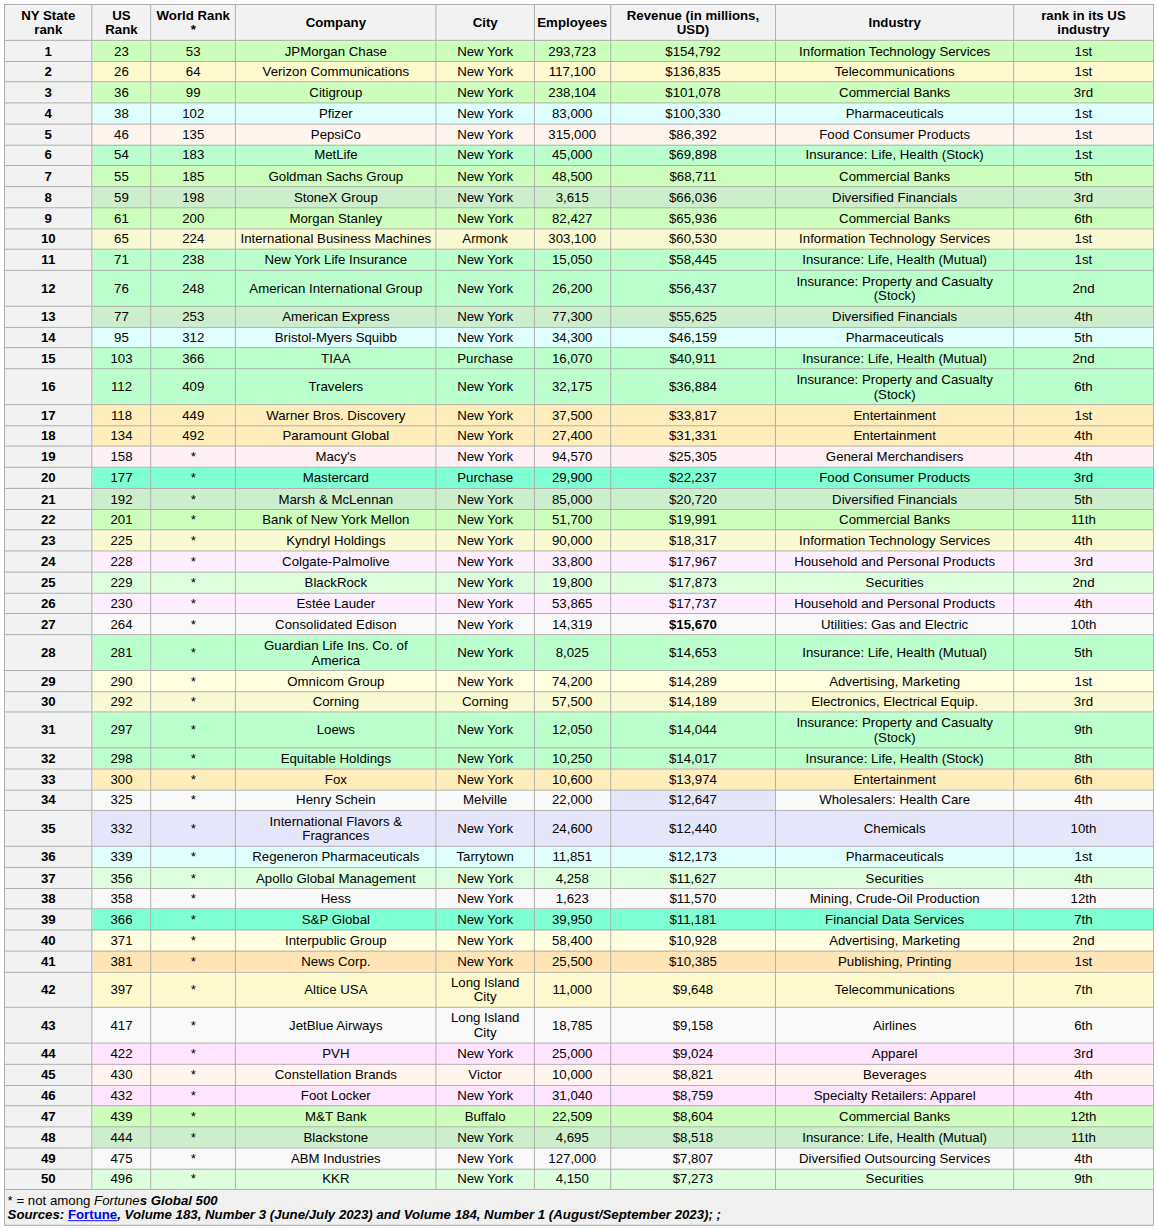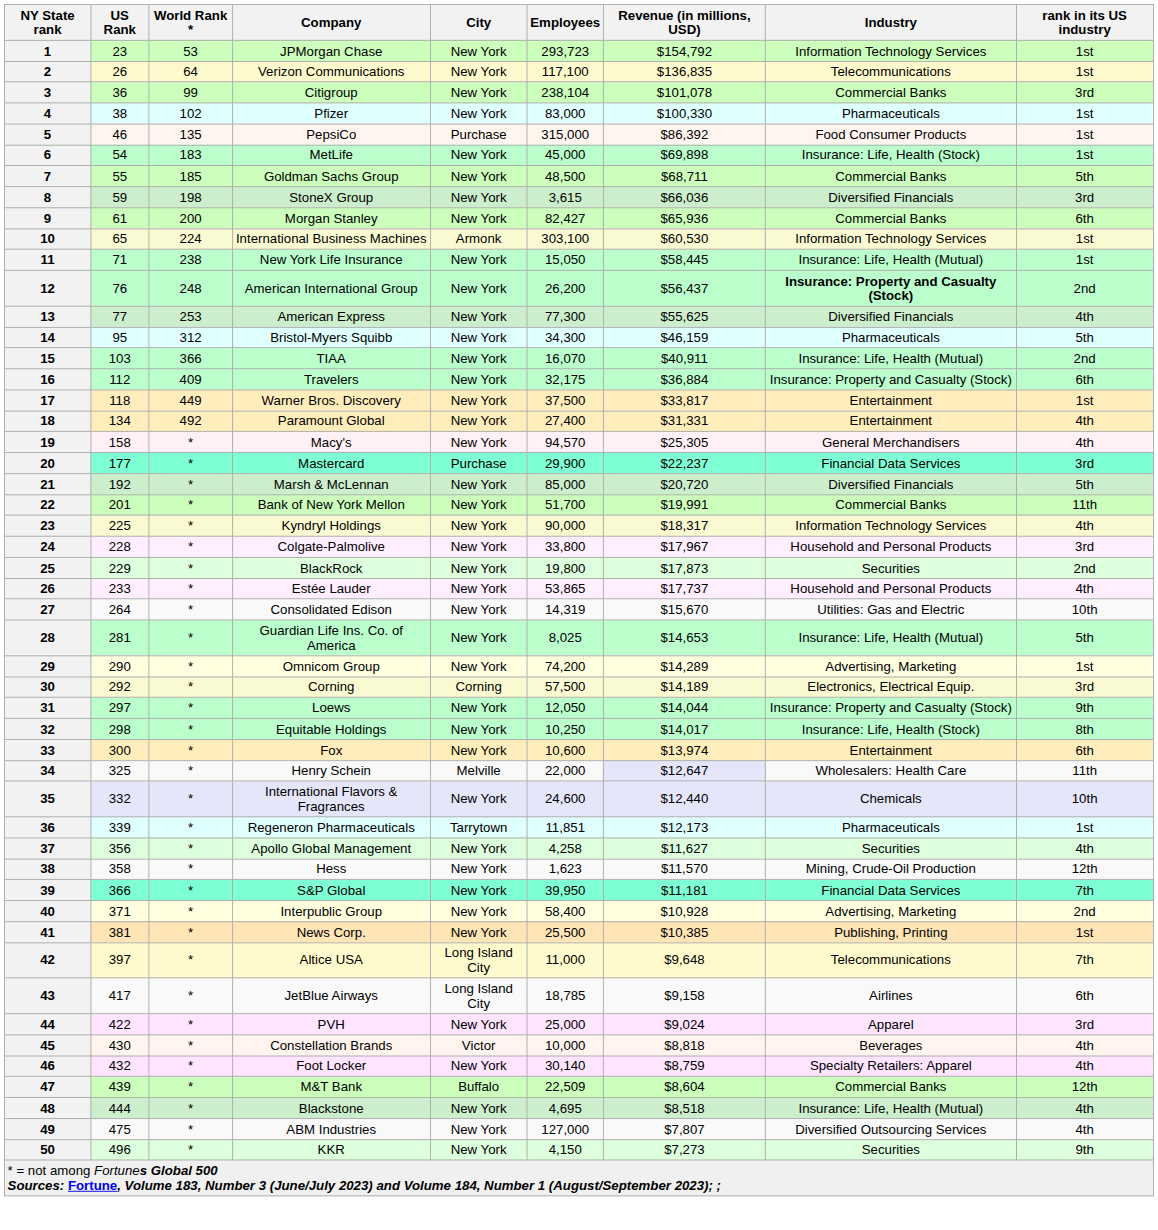(485, 135) New York -> (479, 135) Purchase
(895, 289) normal -> (891, 289) bold
(485, 359) Purchase -> (479, 359) New York
(895, 478) Food Consumer Products -> (891, 463) Financial Data Services
(121, 604) 230 -> (120, 589) 233
(693, 625) bold -> (684, 610) normal
(1083, 801) 4th -> (1085, 771) 11th
(693, 1075) $8,821 -> (684, 1045) $8,818
(572, 1096) 31,040 -> (565, 1066) 30,140
(1083, 1138) 11th -> (1085, 1108) 4th
